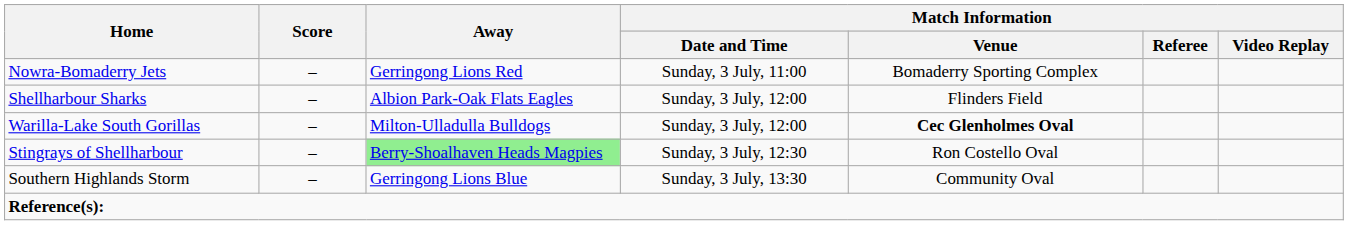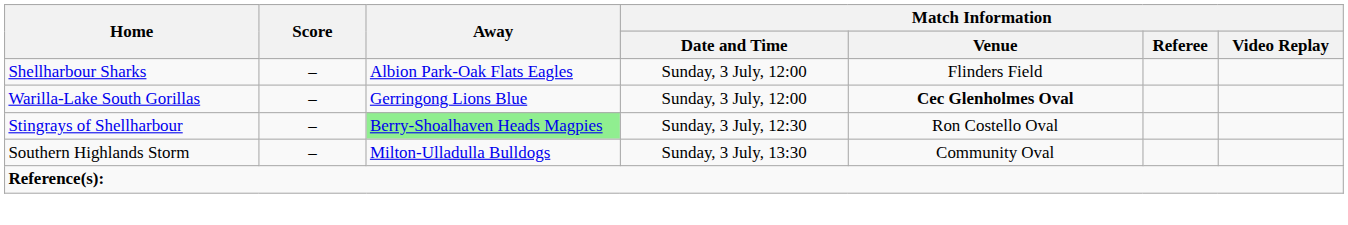- row: (87, 71)
(460, 125) Milton-Ulladulla Bulldogs -> (449, 98) Gerringong Lions Blue
(449, 179) Gerringong Lions Blue -> (460, 152) Milton-Ulladulla Bulldogs
